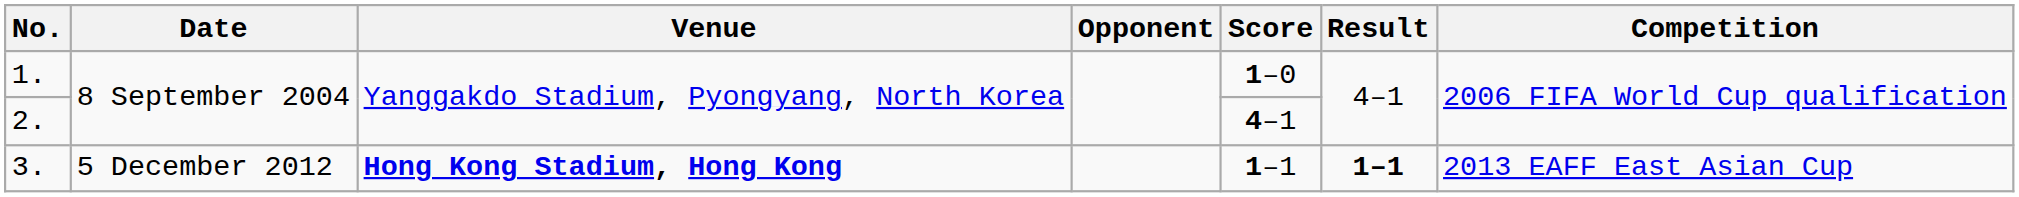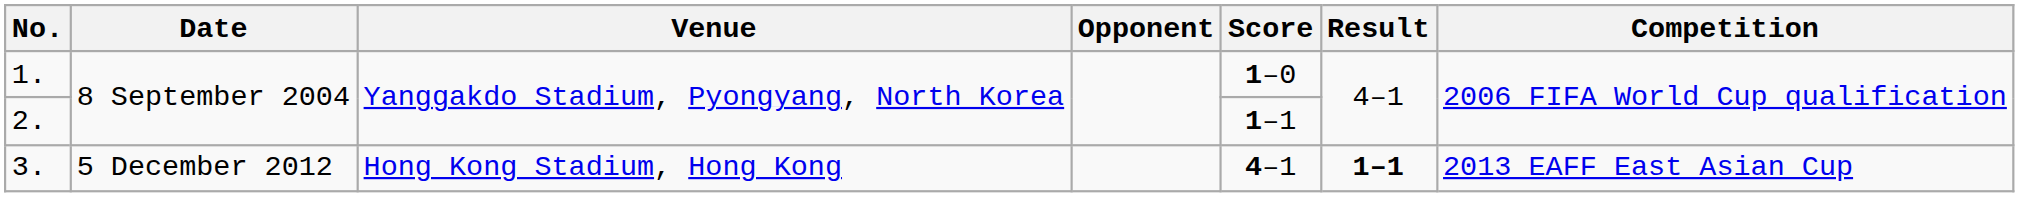(1271, 121) 4–1 -> (1271, 121) 1–1
(603, 167) bold -> (603, 167) normal
(1271, 167) 1–1 -> (1271, 167) 4–1
